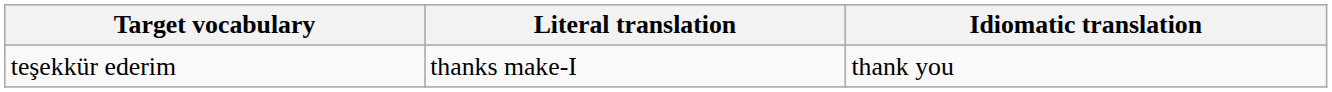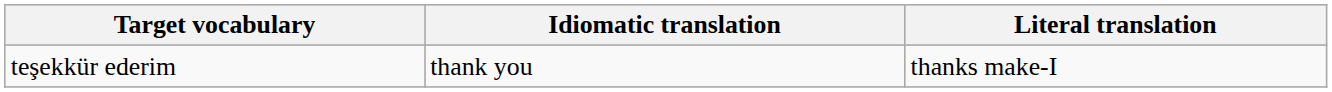columns swapped: (1086, 24) <-> (635, 24)
